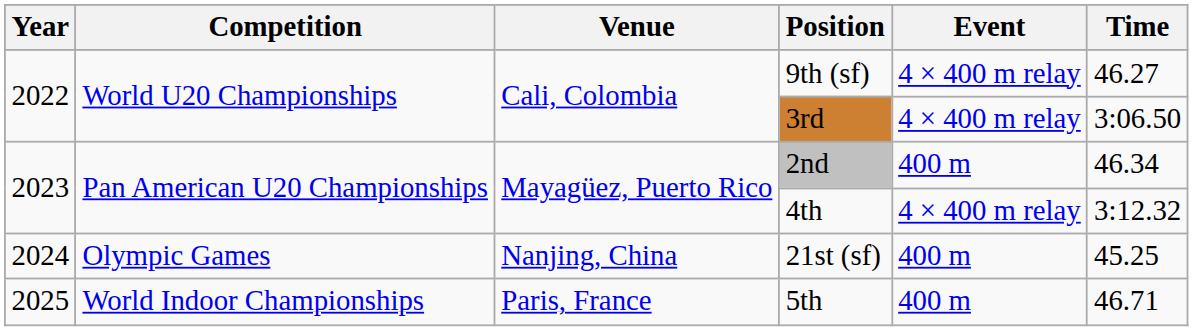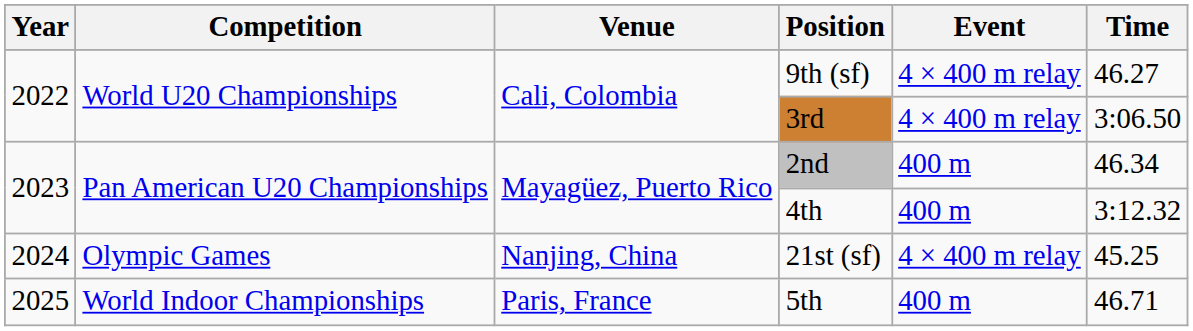(989, 210) 4 × 400 m relay -> (935, 210) 400 m
(935, 255) 400 m -> (989, 255) 4 × 400 m relay
